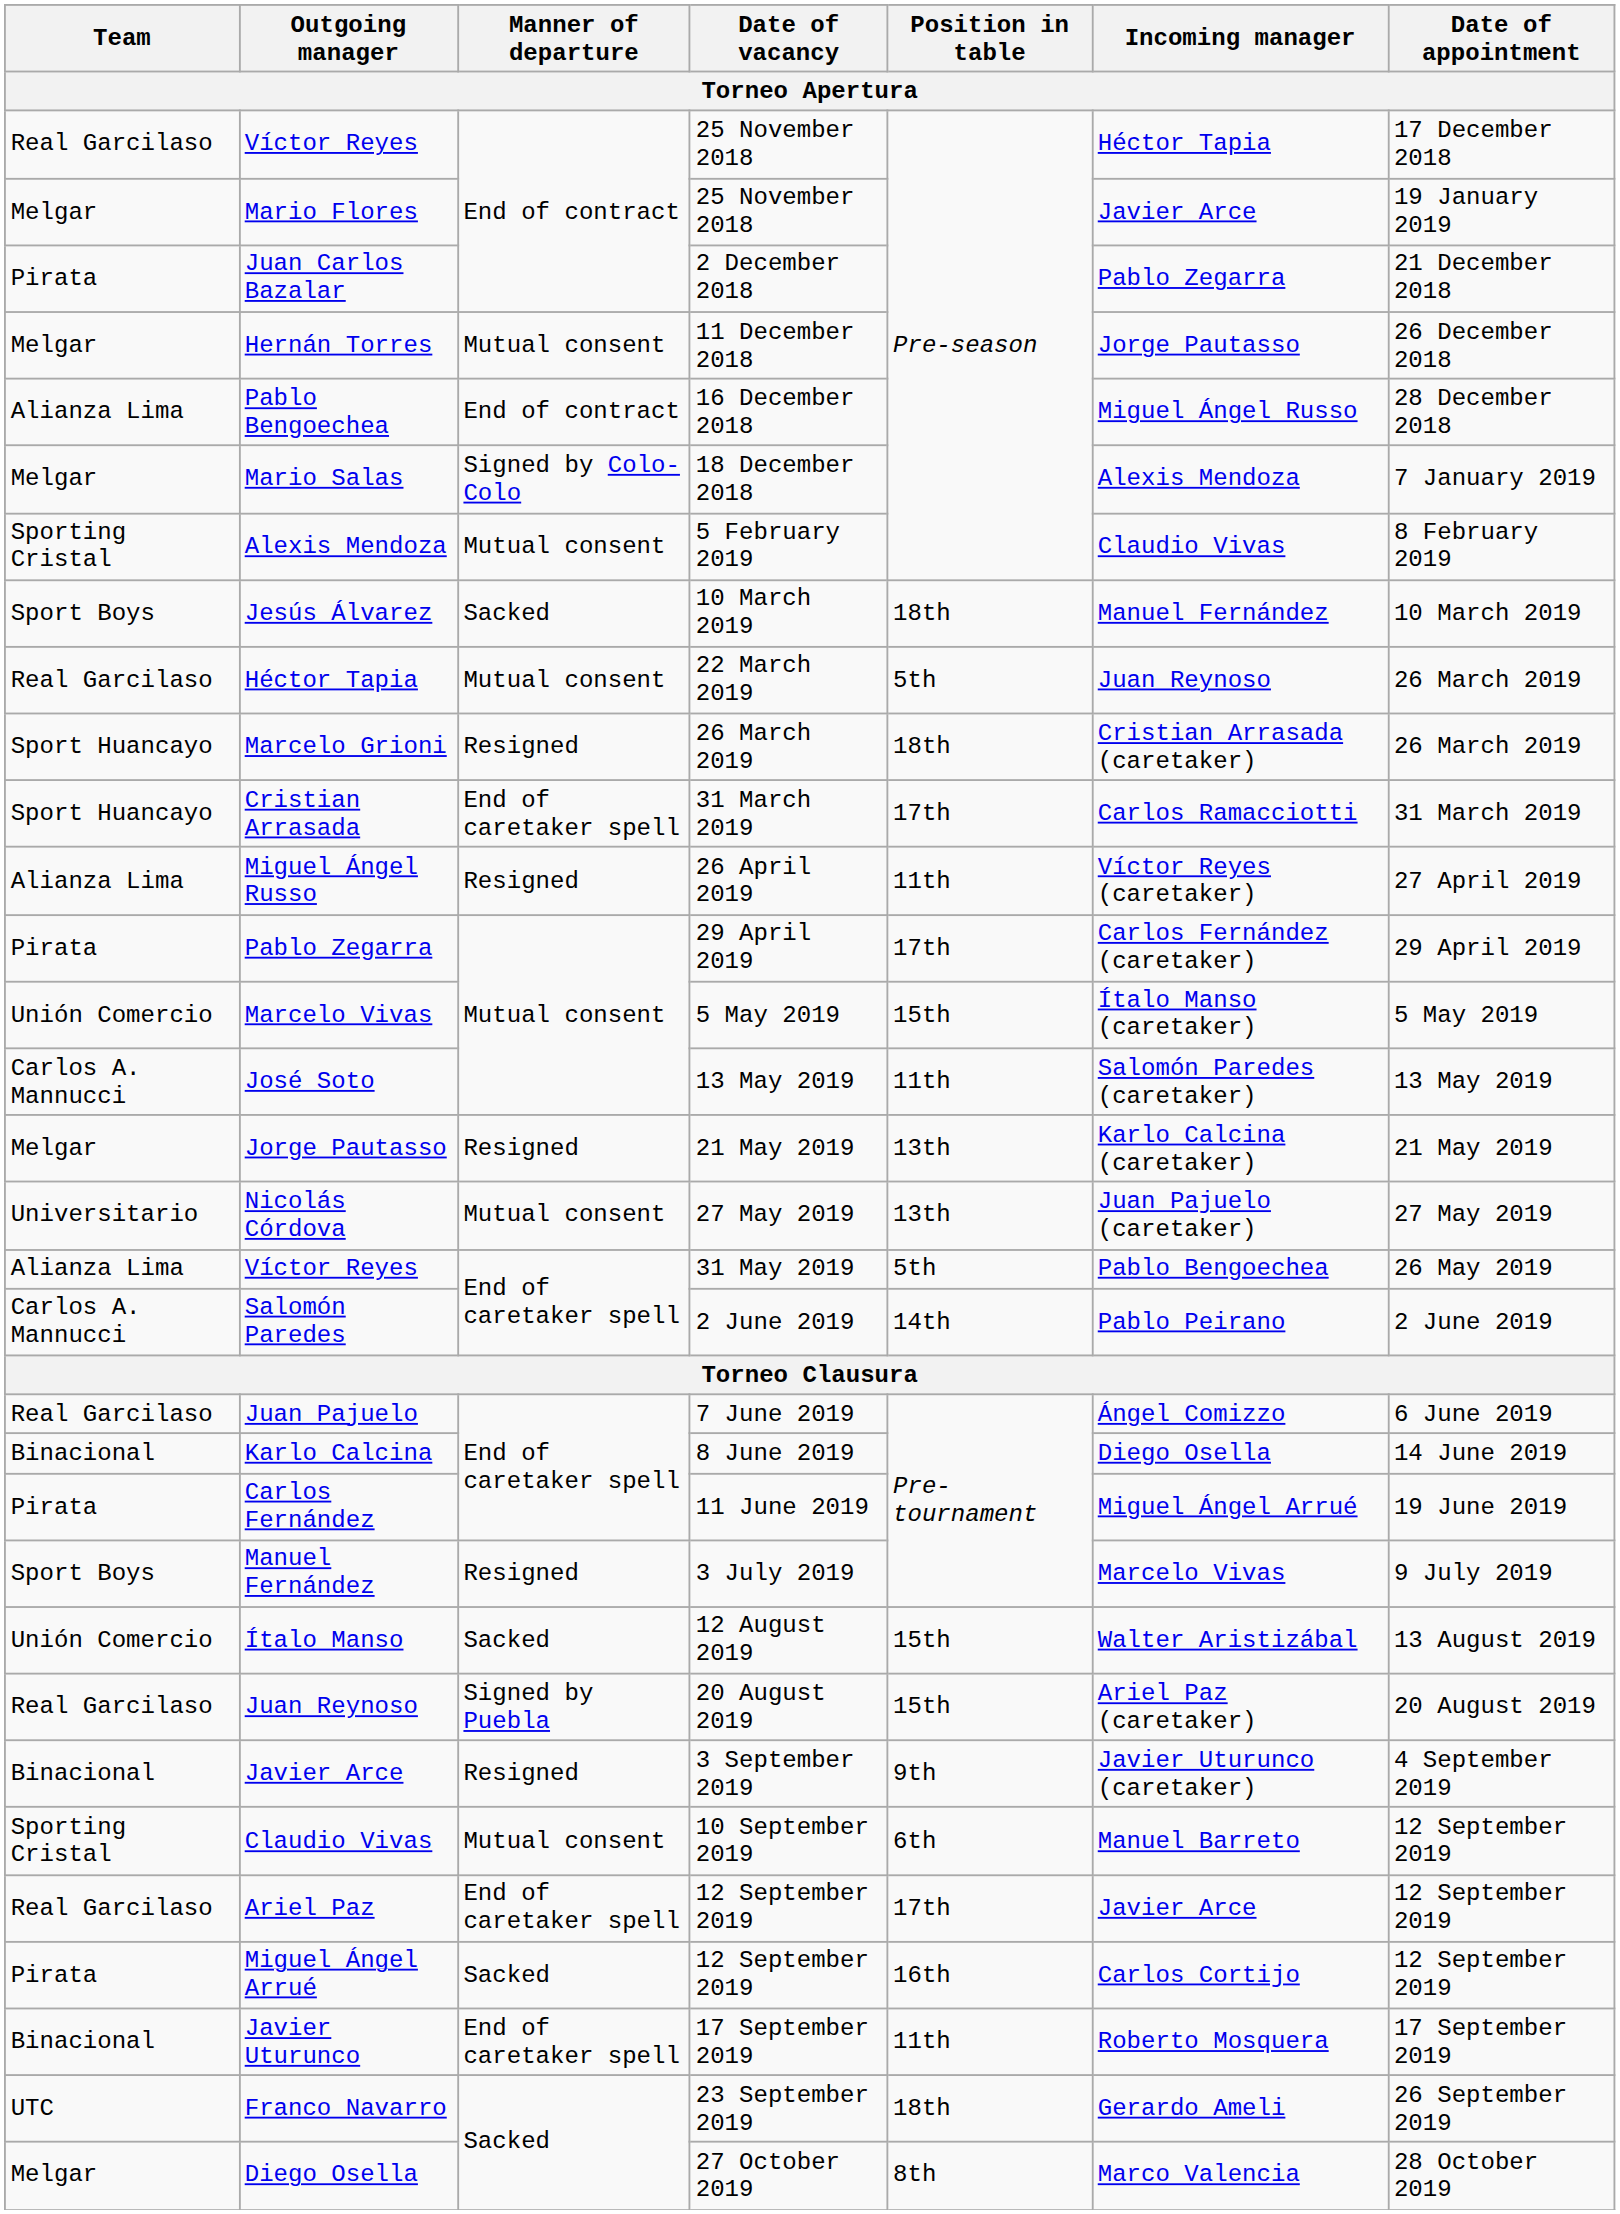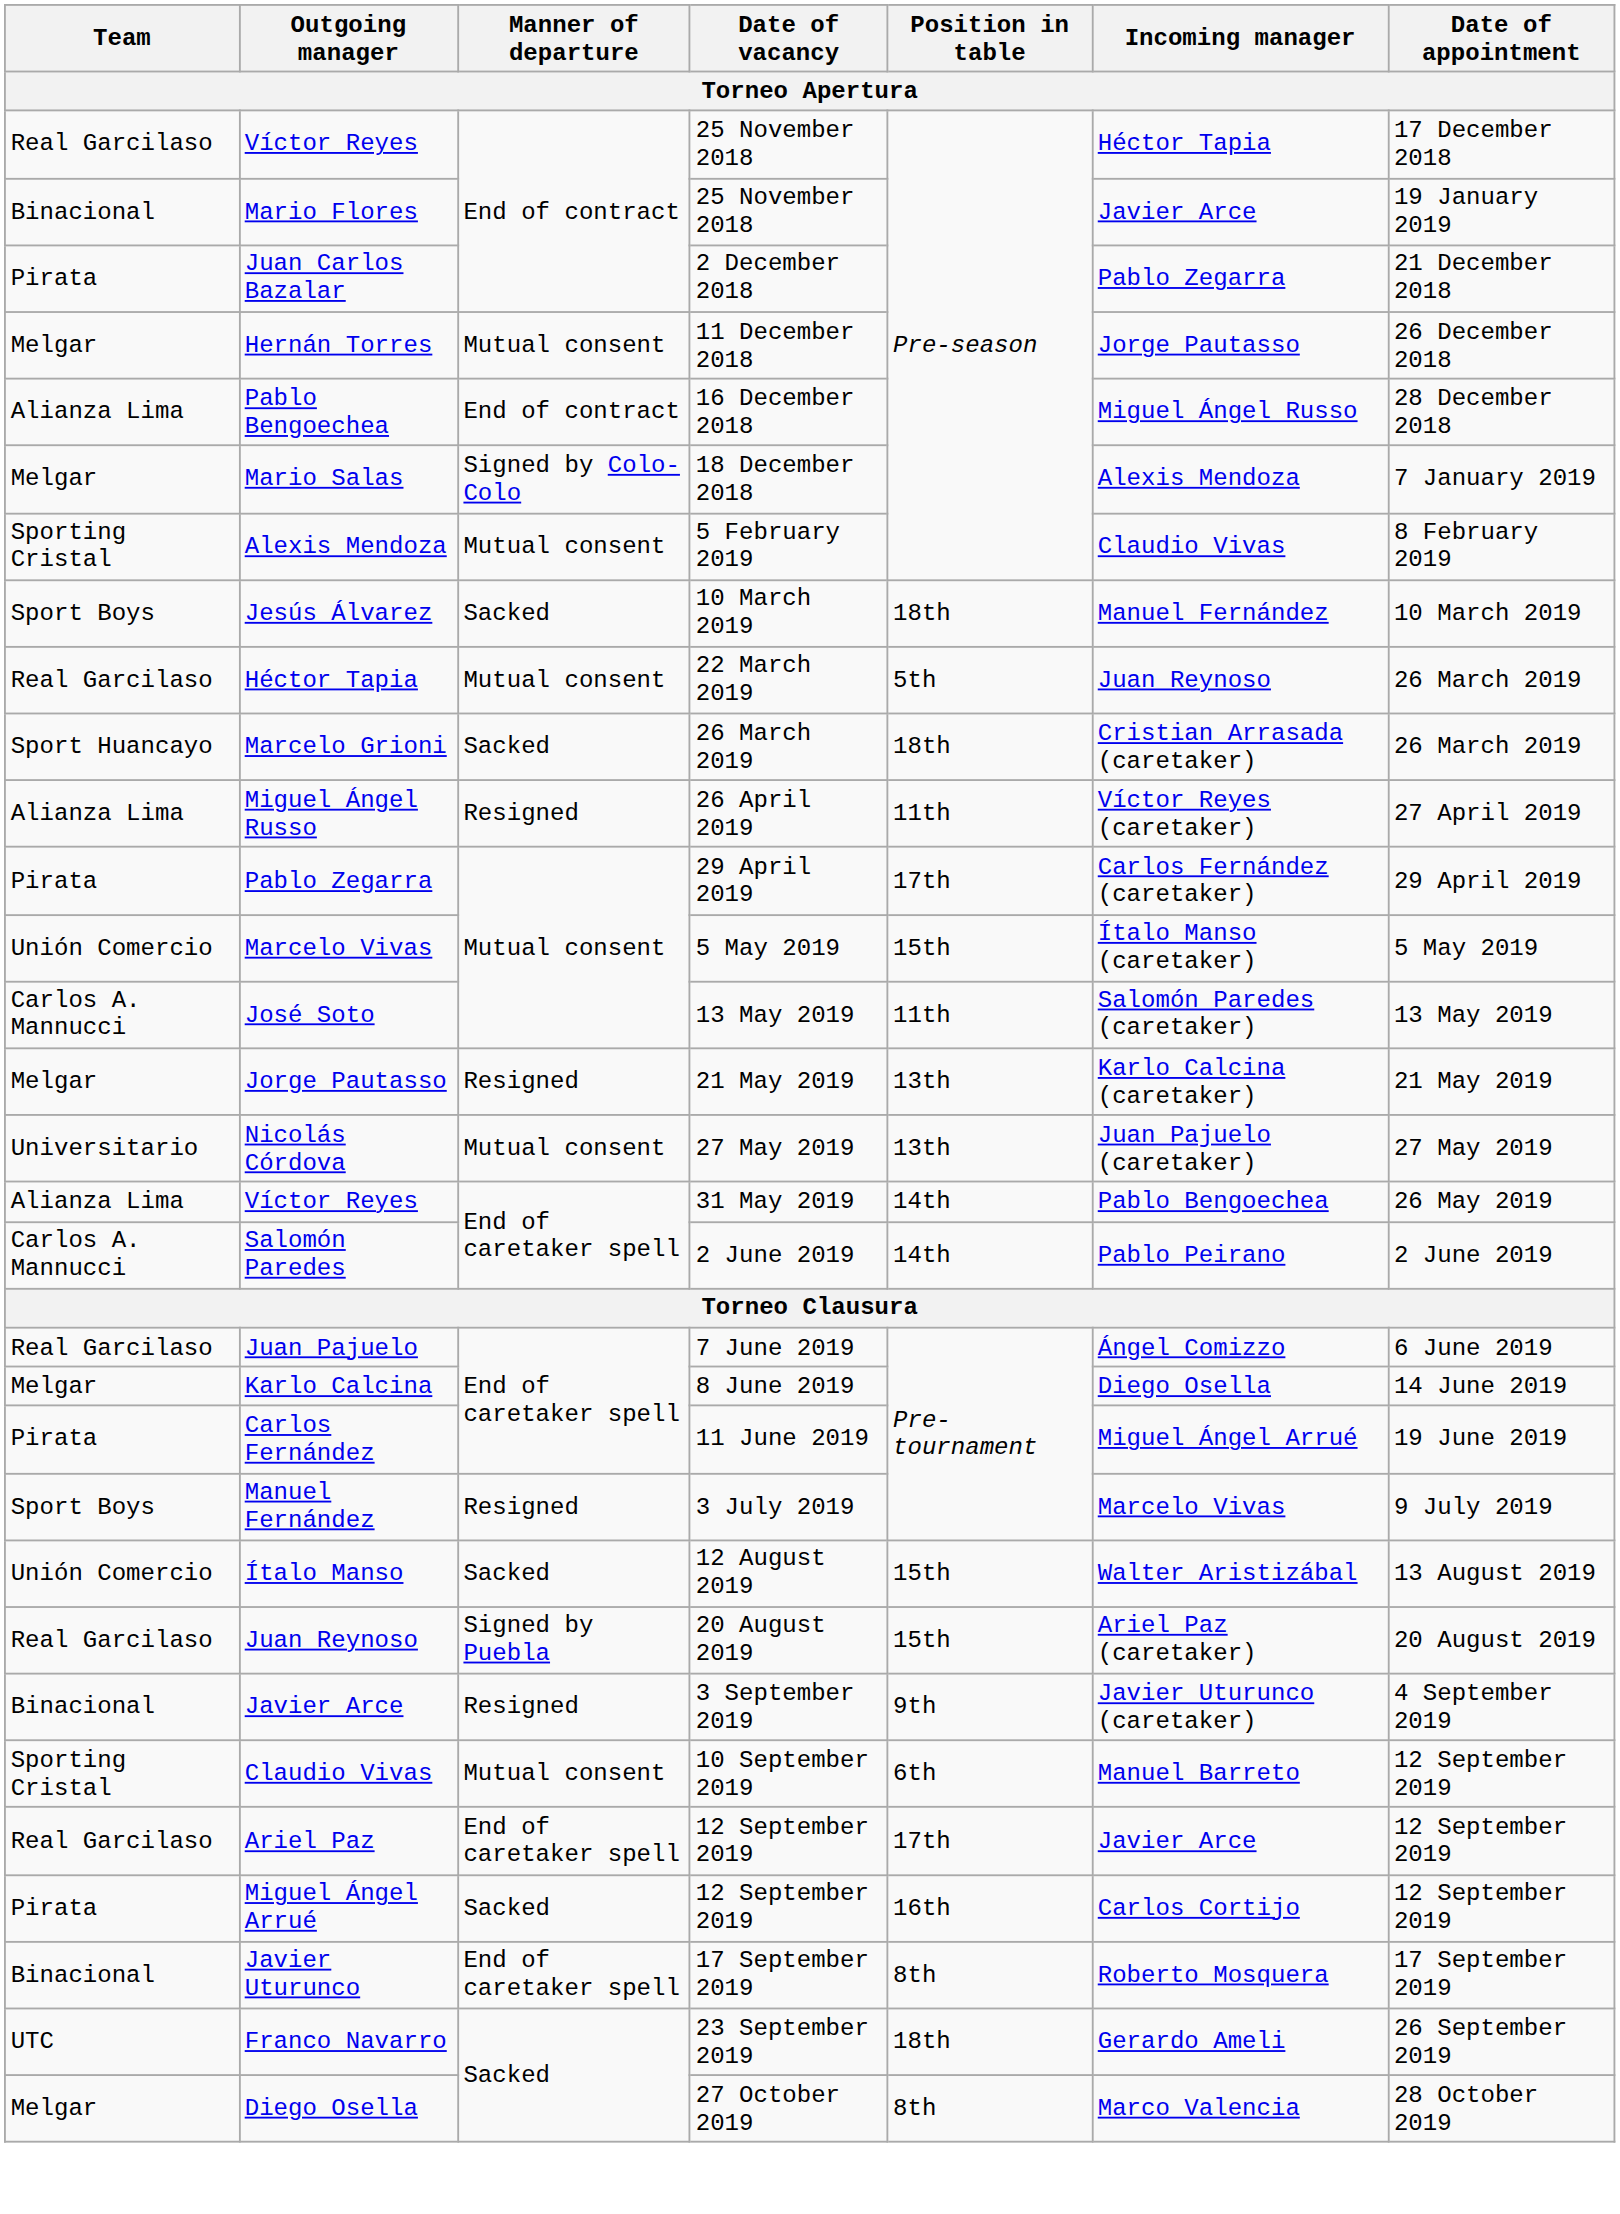(54, 211) Melgar -> (83, 211) Binacional
(521, 747) Resigned -> (507, 747) Sacked
- row: (302, 814)
(915, 1269) 5th -> (922, 1202) 14th
(83, 1453) Binacional -> (54, 1386) Melgar
(922, 2042) 11th -> (915, 1975) 8th
